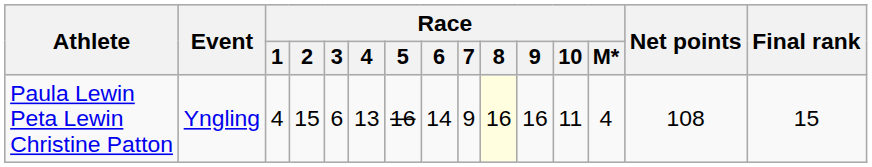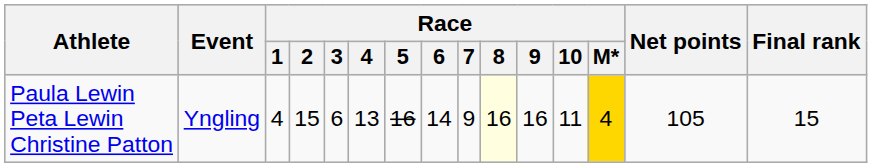(606, 119) no background -> (606, 119) gold background
(686, 119) 108 -> (686, 119) 105
